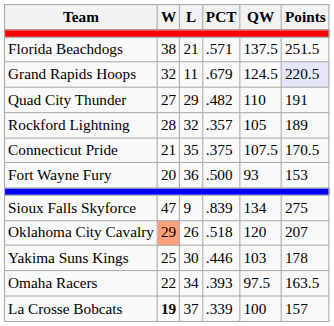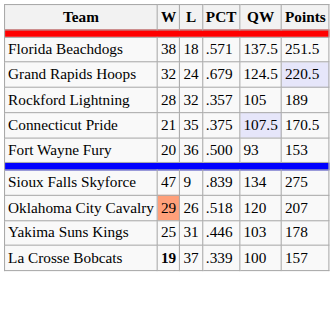(191, 49) 21 -> (191, 49) 18
(191, 74) 11 -> (191, 74) 24
- row: (67, 100)
(261, 150) no background -> (261, 125) lavender background
(191, 258) 30 -> (191, 233) 31
- row: (53, 283)
